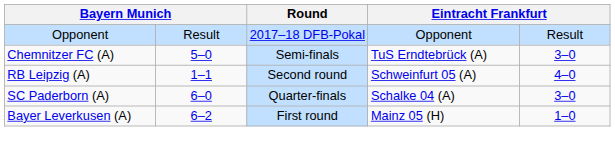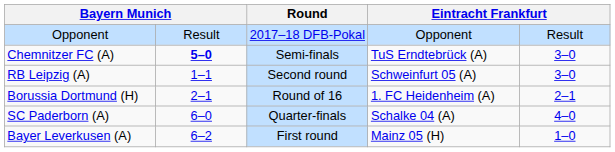(201, 55) normal -> (201, 55) bold
(565, 75) 4–0 -> (565, 75) 3–0
+ row: (73, 95)
(565, 95) 3–0 -> (565, 116) 4–0
